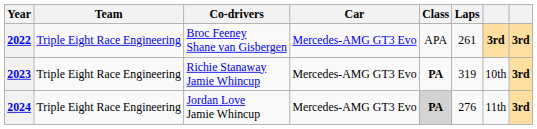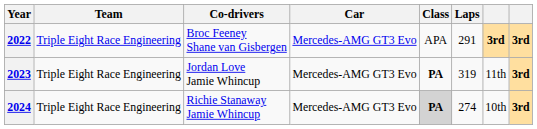(467, 40) 261 -> (467, 40) 291
(226, 73) Richie Stanaway Jamie Whincup -> (223, 73) Jordan Love Jamie Whincup
(496, 73) 10th -> (496, 73) 11th
(223, 107) Jordan Love Jamie Whincup -> (226, 107) Richie Stanaway Jamie Whincup
(467, 107) 276 -> (467, 107) 274
(496, 107) 11th -> (496, 107) 10th
